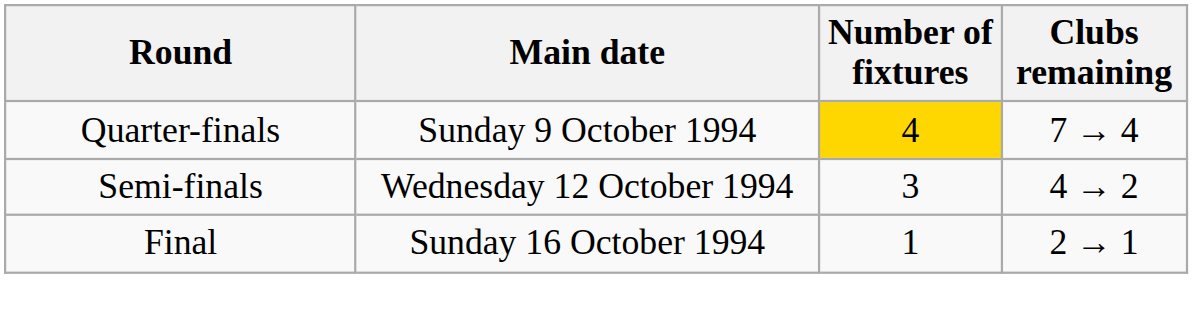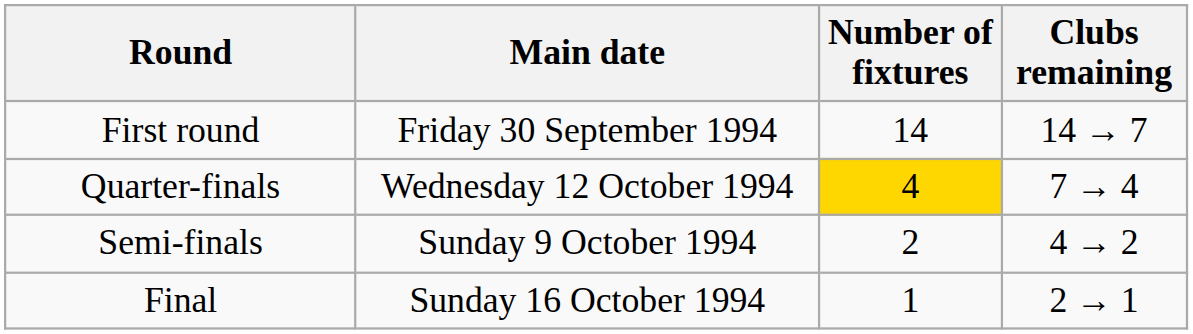+ row: (181, 129)
(587, 129) Sunday 9 October 1994 -> (587, 186) Wednesday 12 October 1994
(587, 186) Wednesday 12 October 1994 -> (587, 242) Sunday 9 October 1994
(910, 186) 3 -> (910, 242) 2
